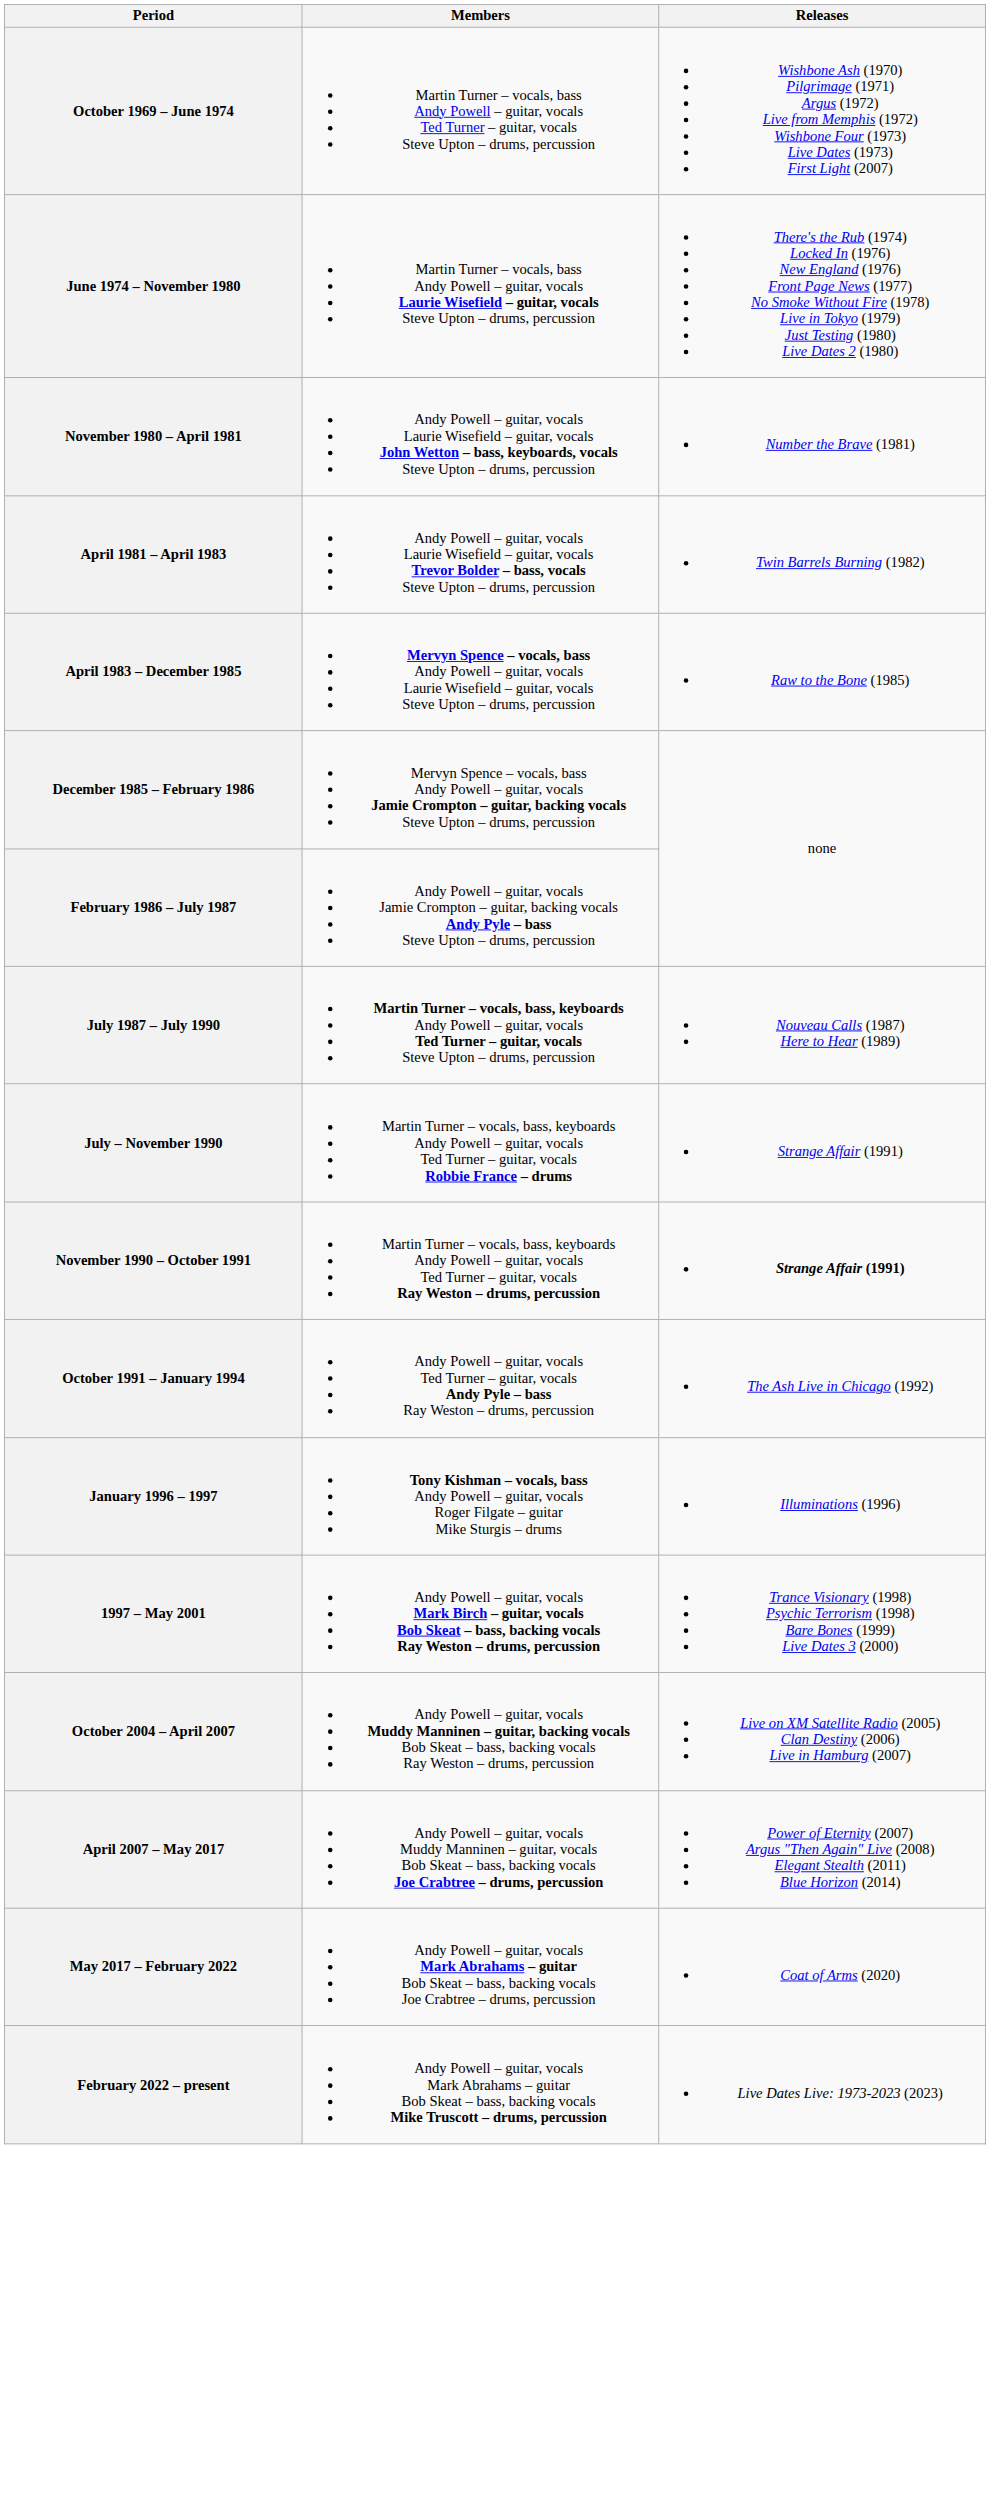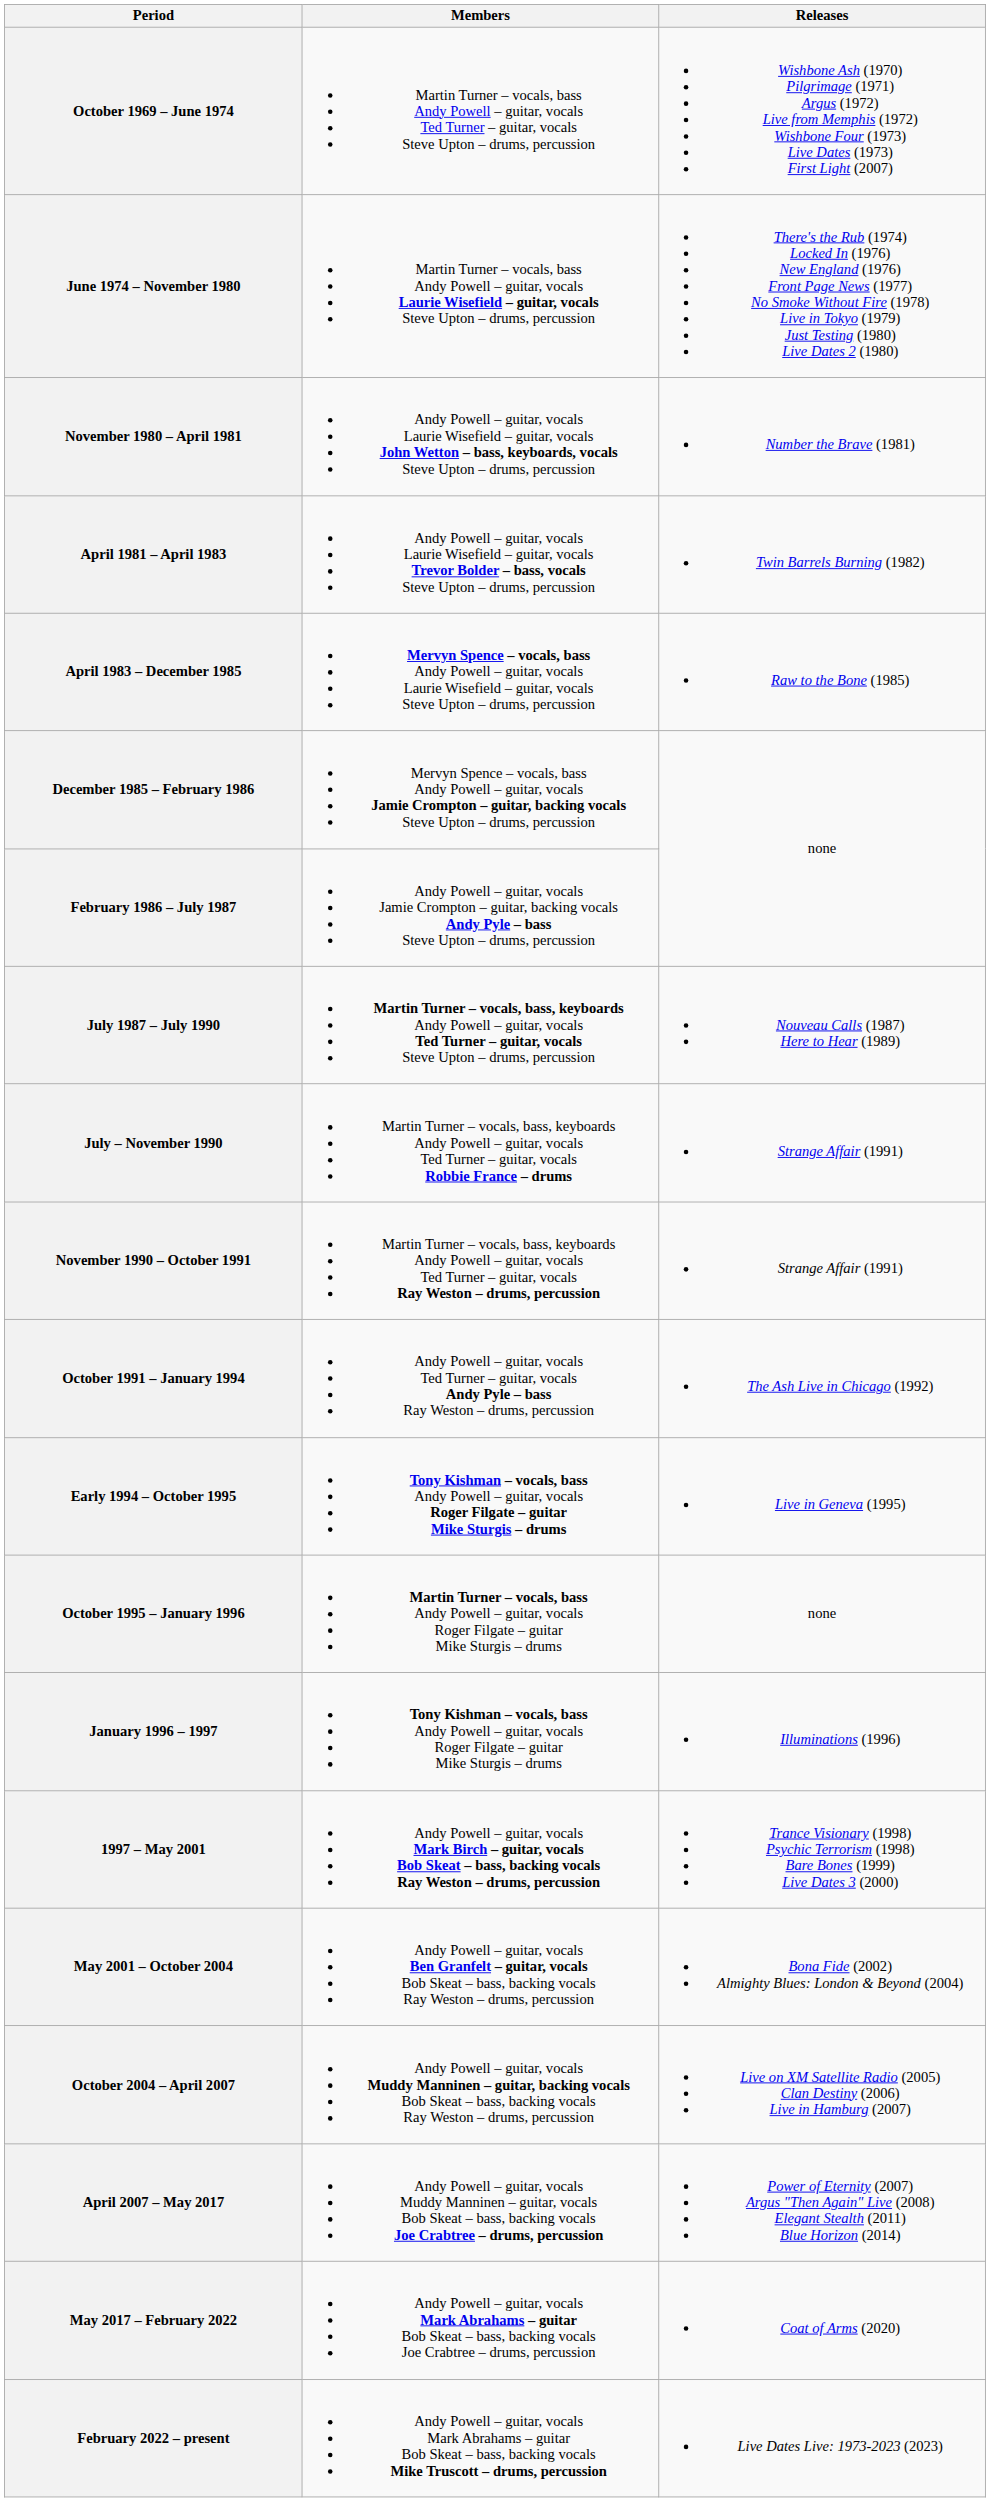(822, 1269) bold -> (822, 1269) normal
+ row: (153, 1496)
+ row: (153, 1613)
+ row: (153, 1967)
